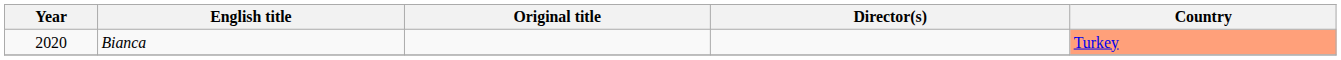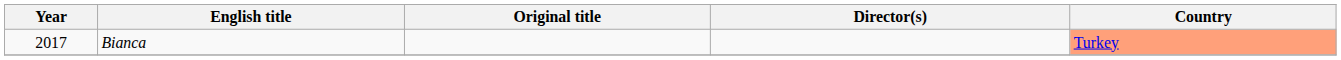(51, 42) 2020 -> (51, 42) 2017
